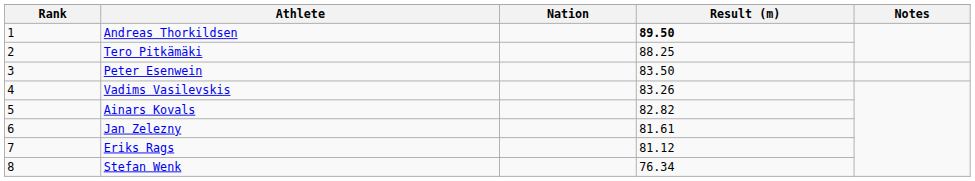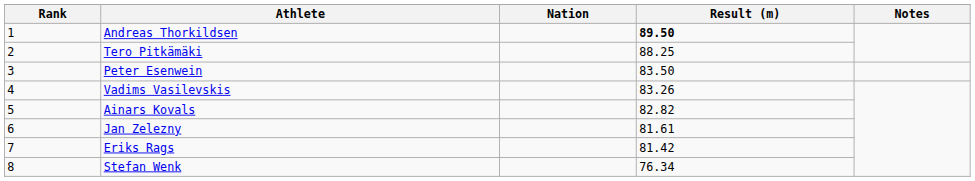(657, 147) 81.12 -> (657, 147) 81.42
